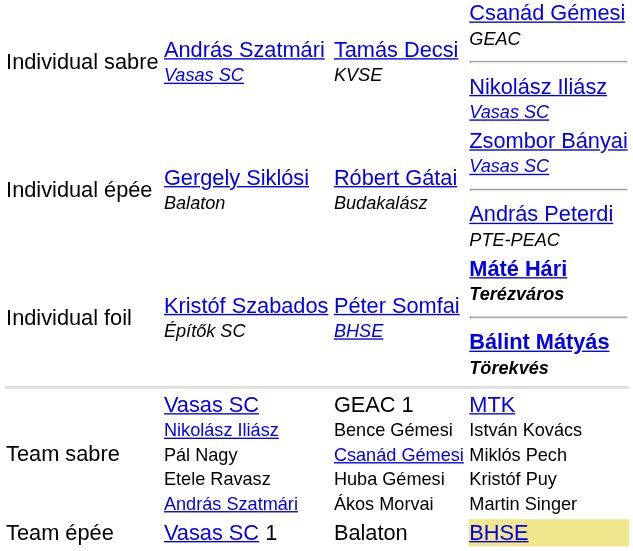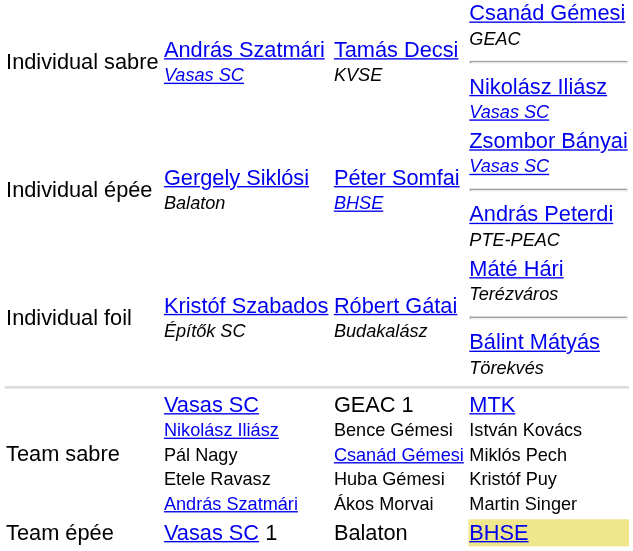(396, 189) Róbert Gátai Budakalász -> (397, 189) Péter Somfai BHSE
(397, 317) Péter Somfai BHSE -> (396, 317) Róbert Gátai Budakalász
(549, 317) bold -> (549, 317) normal
